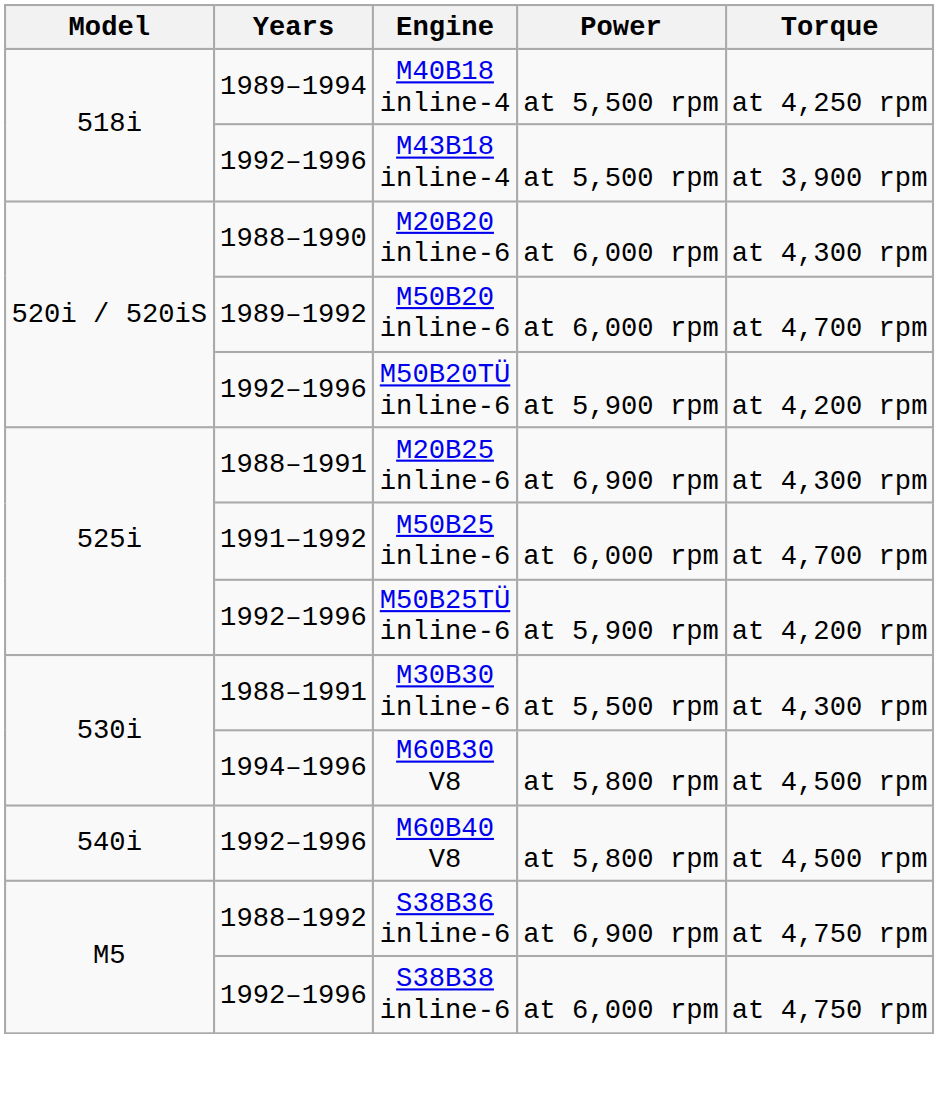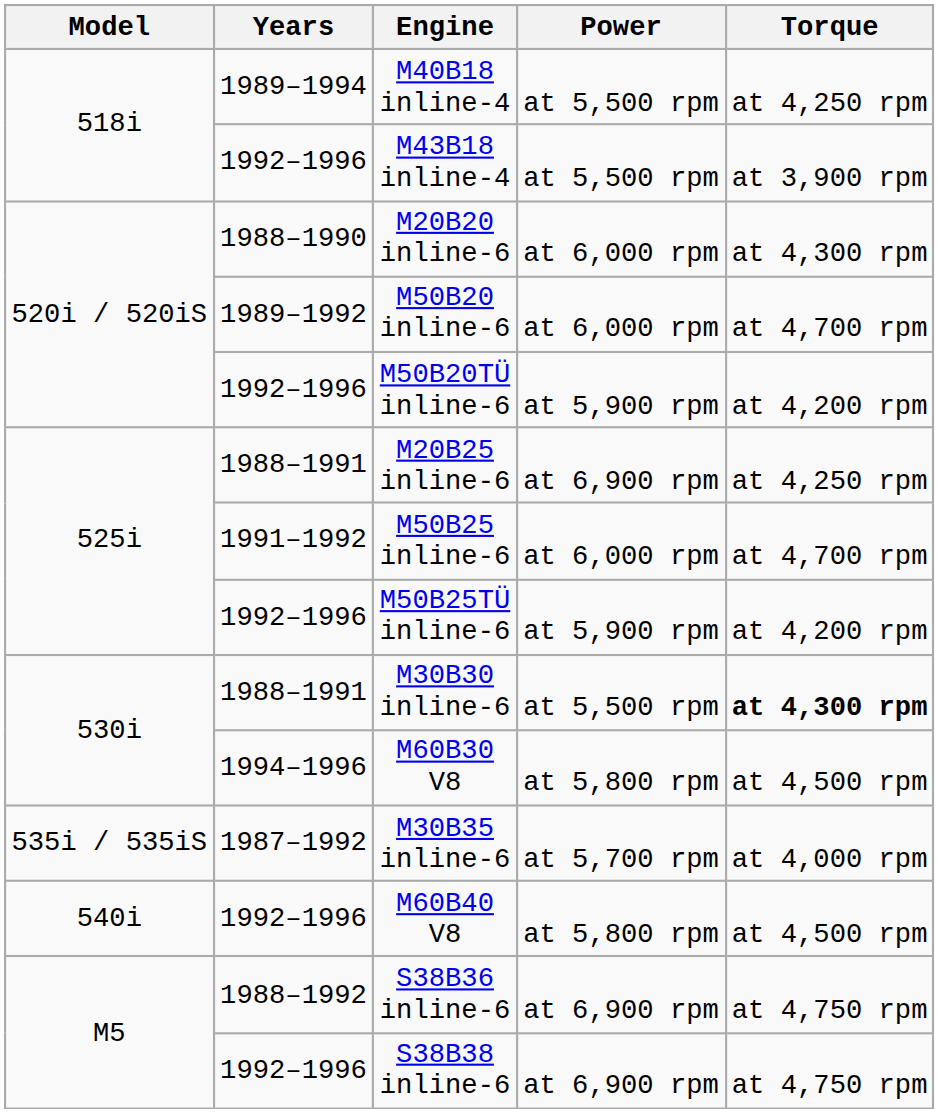(830, 481) at 4,300 rpm -> (830, 481) at 4,250 rpm
(830, 708) normal -> (830, 708) bold
+ row: (445, 843)
(621, 1010) at 6,000 rpm -> (621, 1086) at 6,900 rpm
